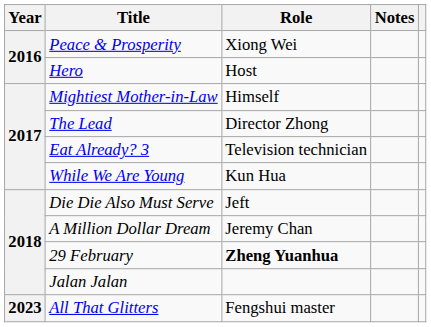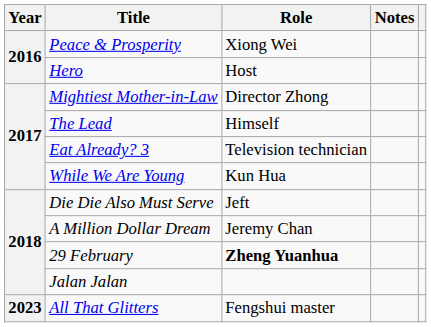(252, 96) Himself -> (277, 96) Director Zhong
(277, 123) Director Zhong -> (252, 123) Himself
